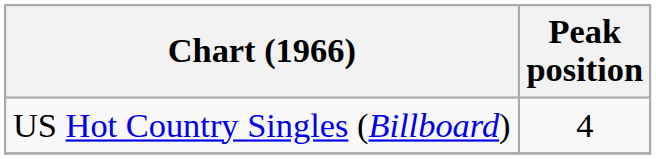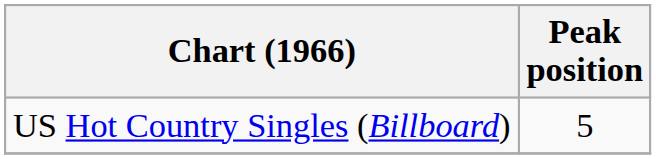(585, 125) 4 -> (585, 125) 5
